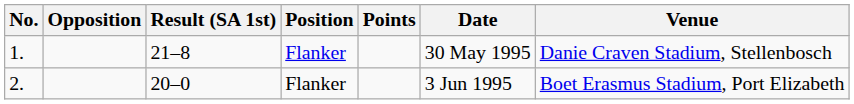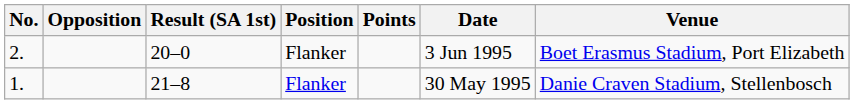rows swapped: (17, 51) <-> (17, 83)
